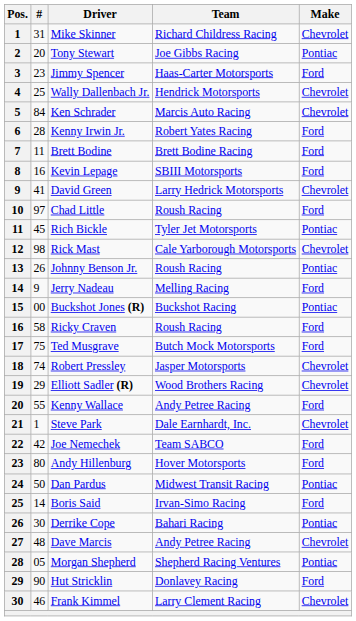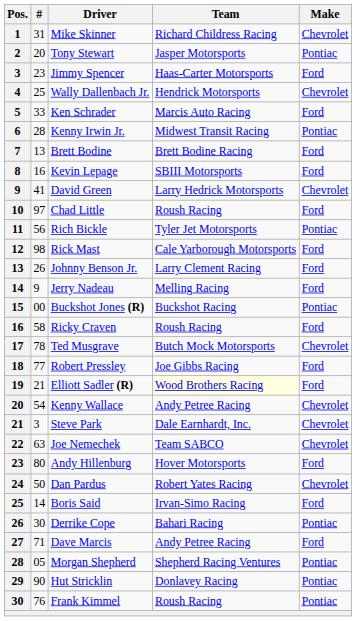(197, 53) Joe Gibbs Racing -> (200, 53) Jasper Motorsports
(39, 112) 84 -> (39, 112) 33
(325, 112) Chevrolet -> (313, 112) Ford
(204, 131) Robert Yates Racing -> (212, 131) Midwest Transit Racing
(313, 131) Ford -> (319, 131) Pontiac
(39, 151) 11 -> (39, 151) 13
(39, 229) 45 -> (39, 229) 56
(325, 249) Chevrolet -> (313, 249) Ford
(188, 268) Roush Racing -> (208, 268) Larry Clement Racing
(319, 268) Pontiac -> (313, 268) Ford
(39, 346) 75 -> (39, 346) 78
(313, 346) Ford -> (325, 346) Chevrolet
(39, 366) 74 -> (39, 366) 77
(200, 366) Jasper Motorsports -> (197, 366) Joe Gibbs Racing
(325, 366) Chevrolet -> (313, 366) Ford
(39, 385) 29 -> (39, 385) 21
(209, 385) no background -> (209, 385) lightyellow background
(325, 385) Chevrolet -> (313, 385) Ford
(39, 405) 55 -> (39, 405) 54
(313, 405) Ford -> (325, 405) Chevrolet
(36, 424) 1 -> (36, 424) 3
(39, 444) 42 -> (39, 444) 63
(313, 444) Ford -> (325, 444) Chevrolet
(212, 483) Midwest Transit Racing -> (204, 483) Robert Yates Racing
(319, 483) Pontiac -> (325, 483) Chevrolet
(39, 542) 48 -> (39, 542) 71
(325, 542) Chevrolet -> (313, 542) Ford
(313, 581) Ford -> (319, 581) Pontiac
(39, 600) 46 -> (39, 600) 76
(208, 600) Larry Clement Racing -> (188, 600) Roush Racing
(325, 600) Chevrolet -> (319, 600) Pontiac
